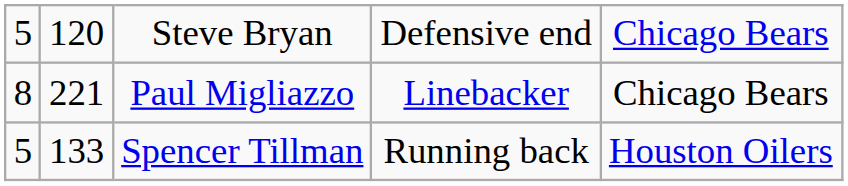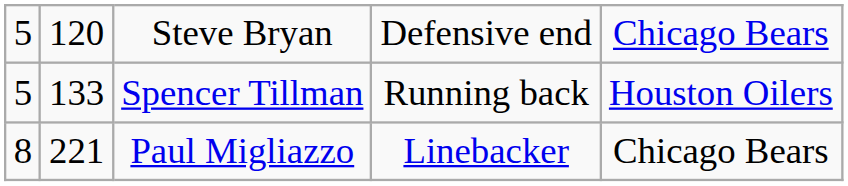rows swapped: (242, 150) <-> (242, 92)
